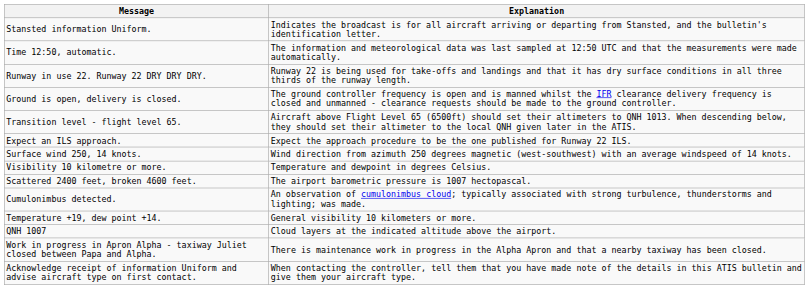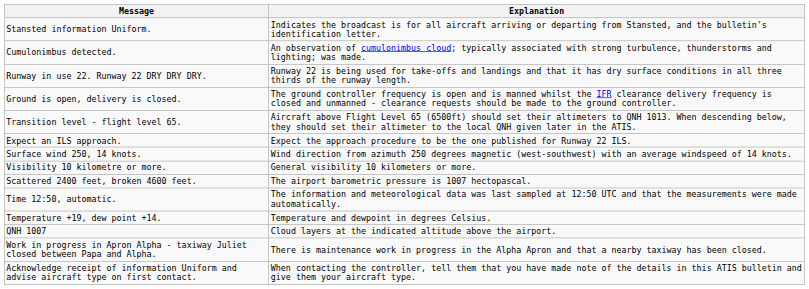rows swapped: (61, 53) <-> (61, 200)
(381, 168) Temperature and dewpoint in degrees Celsius. -> (374, 168) General visibility 10 kilometers or more.
(374, 218) General visibility 10 kilometers or more. -> (381, 218) Temperature and dewpoint in degrees Celsius.
